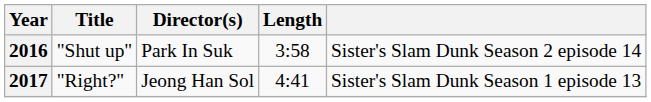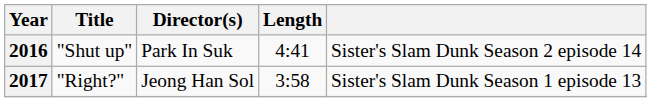(293, 50) 3:58 -> (293, 50) 4:41
(293, 81) 4:41 -> (293, 81) 3:58
